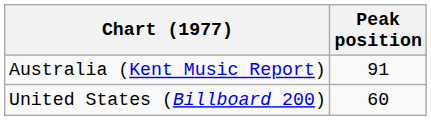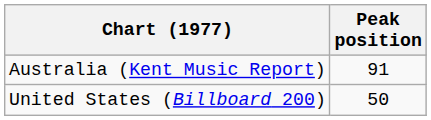(378, 100) 60 -> (378, 100) 50
